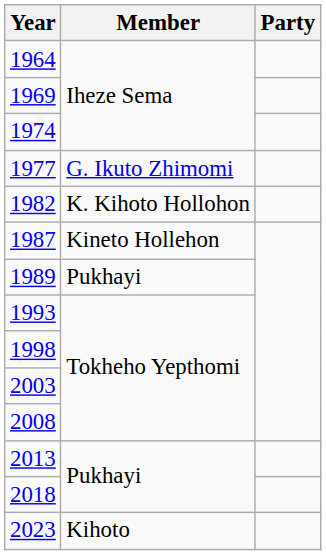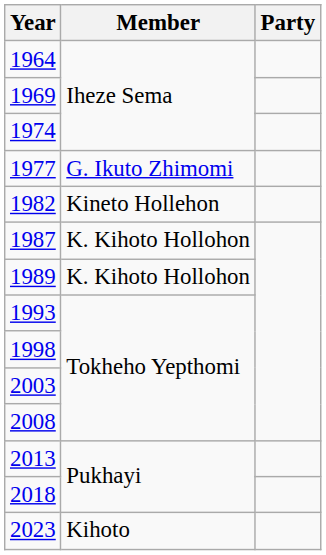(158, 204) K. Kihoto Hollohon -> (143, 204) Kineto Hollehon
(143, 240) Kineto Hollehon -> (158, 240) K. Kihoto Hollohon
(104, 276) Pukhayi -> (158, 276) K. Kihoto Hollohon
